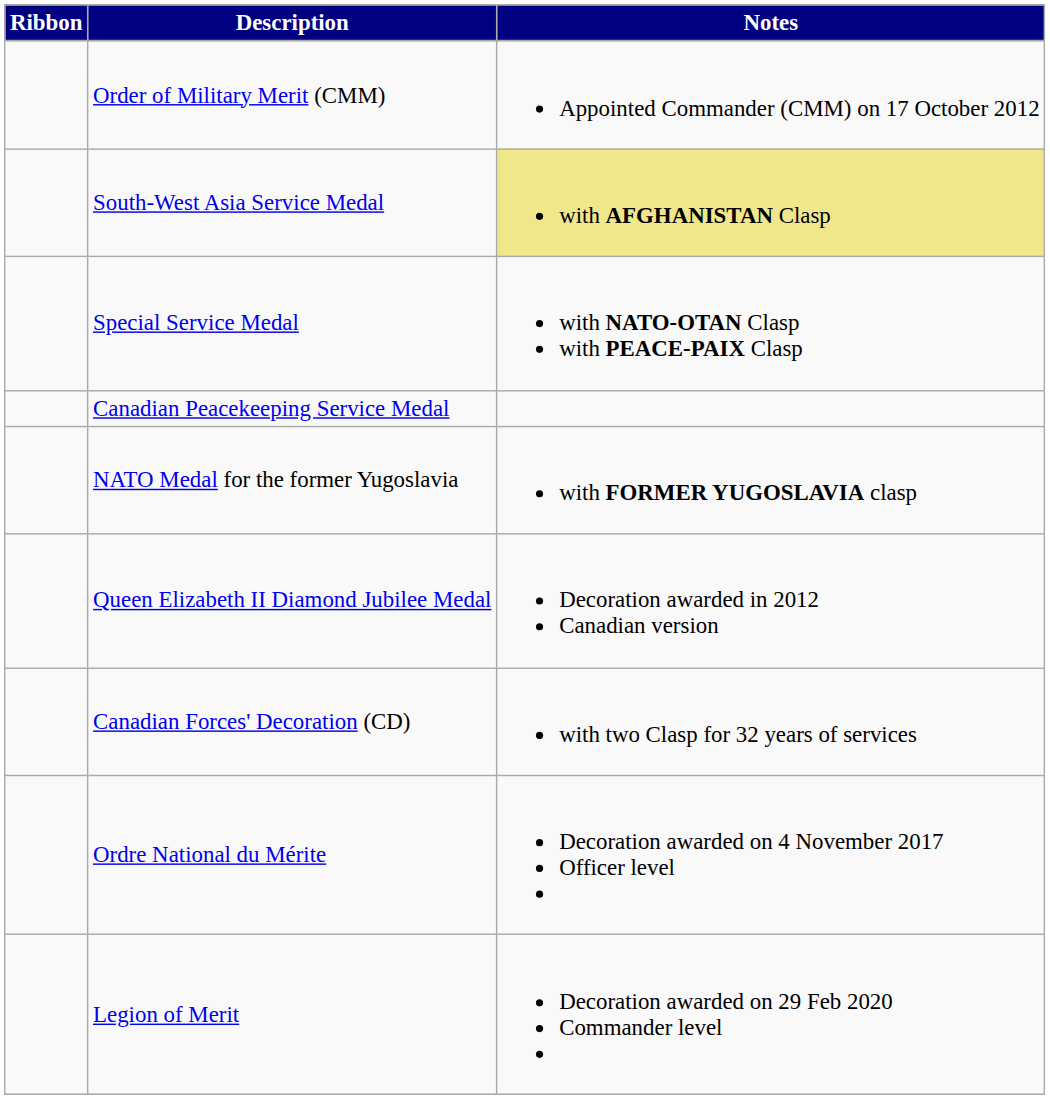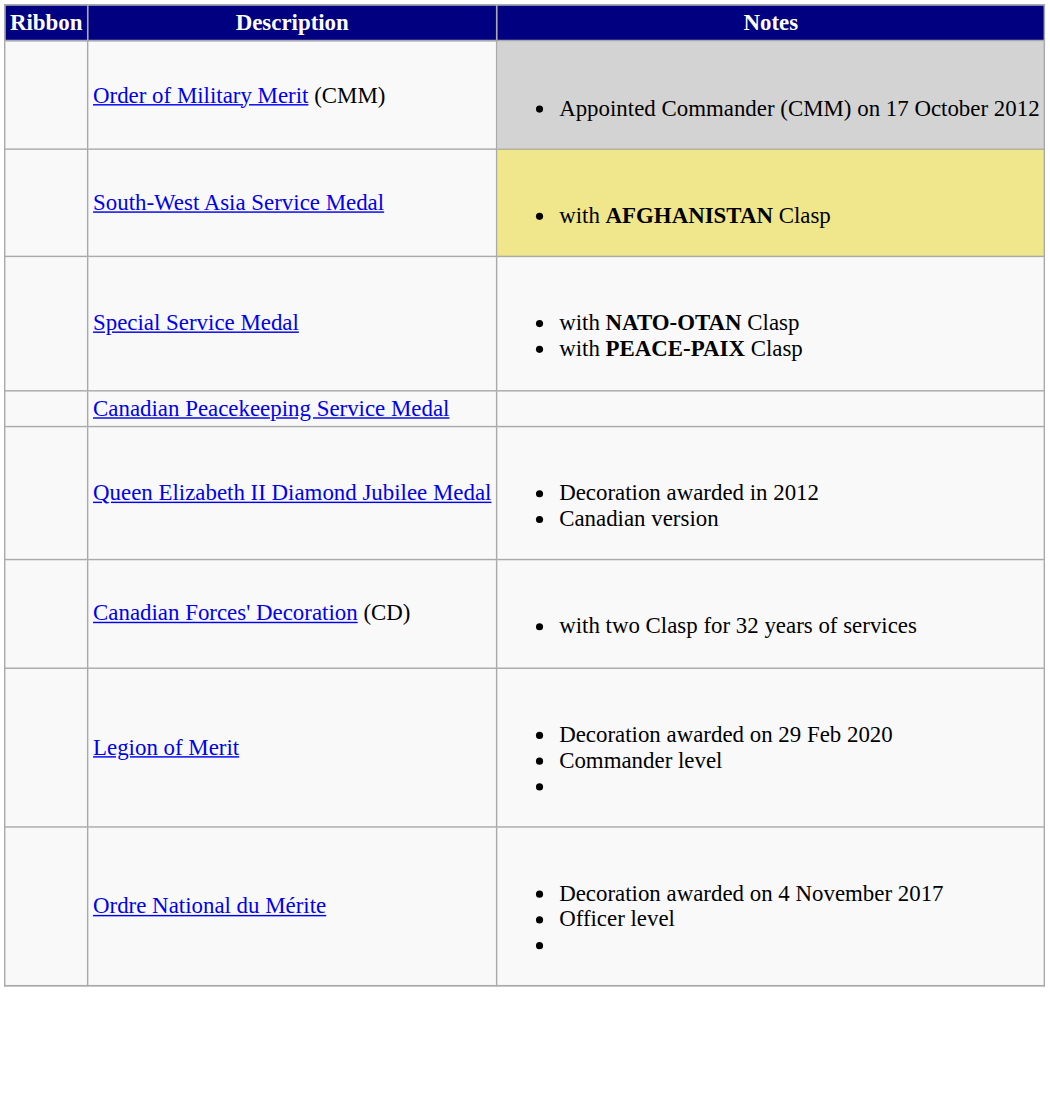(771, 108) no background -> (771, 108) lightgrey background
- row: (276, 480)
rows swapped: (210, 854) <-> (166, 1014)
